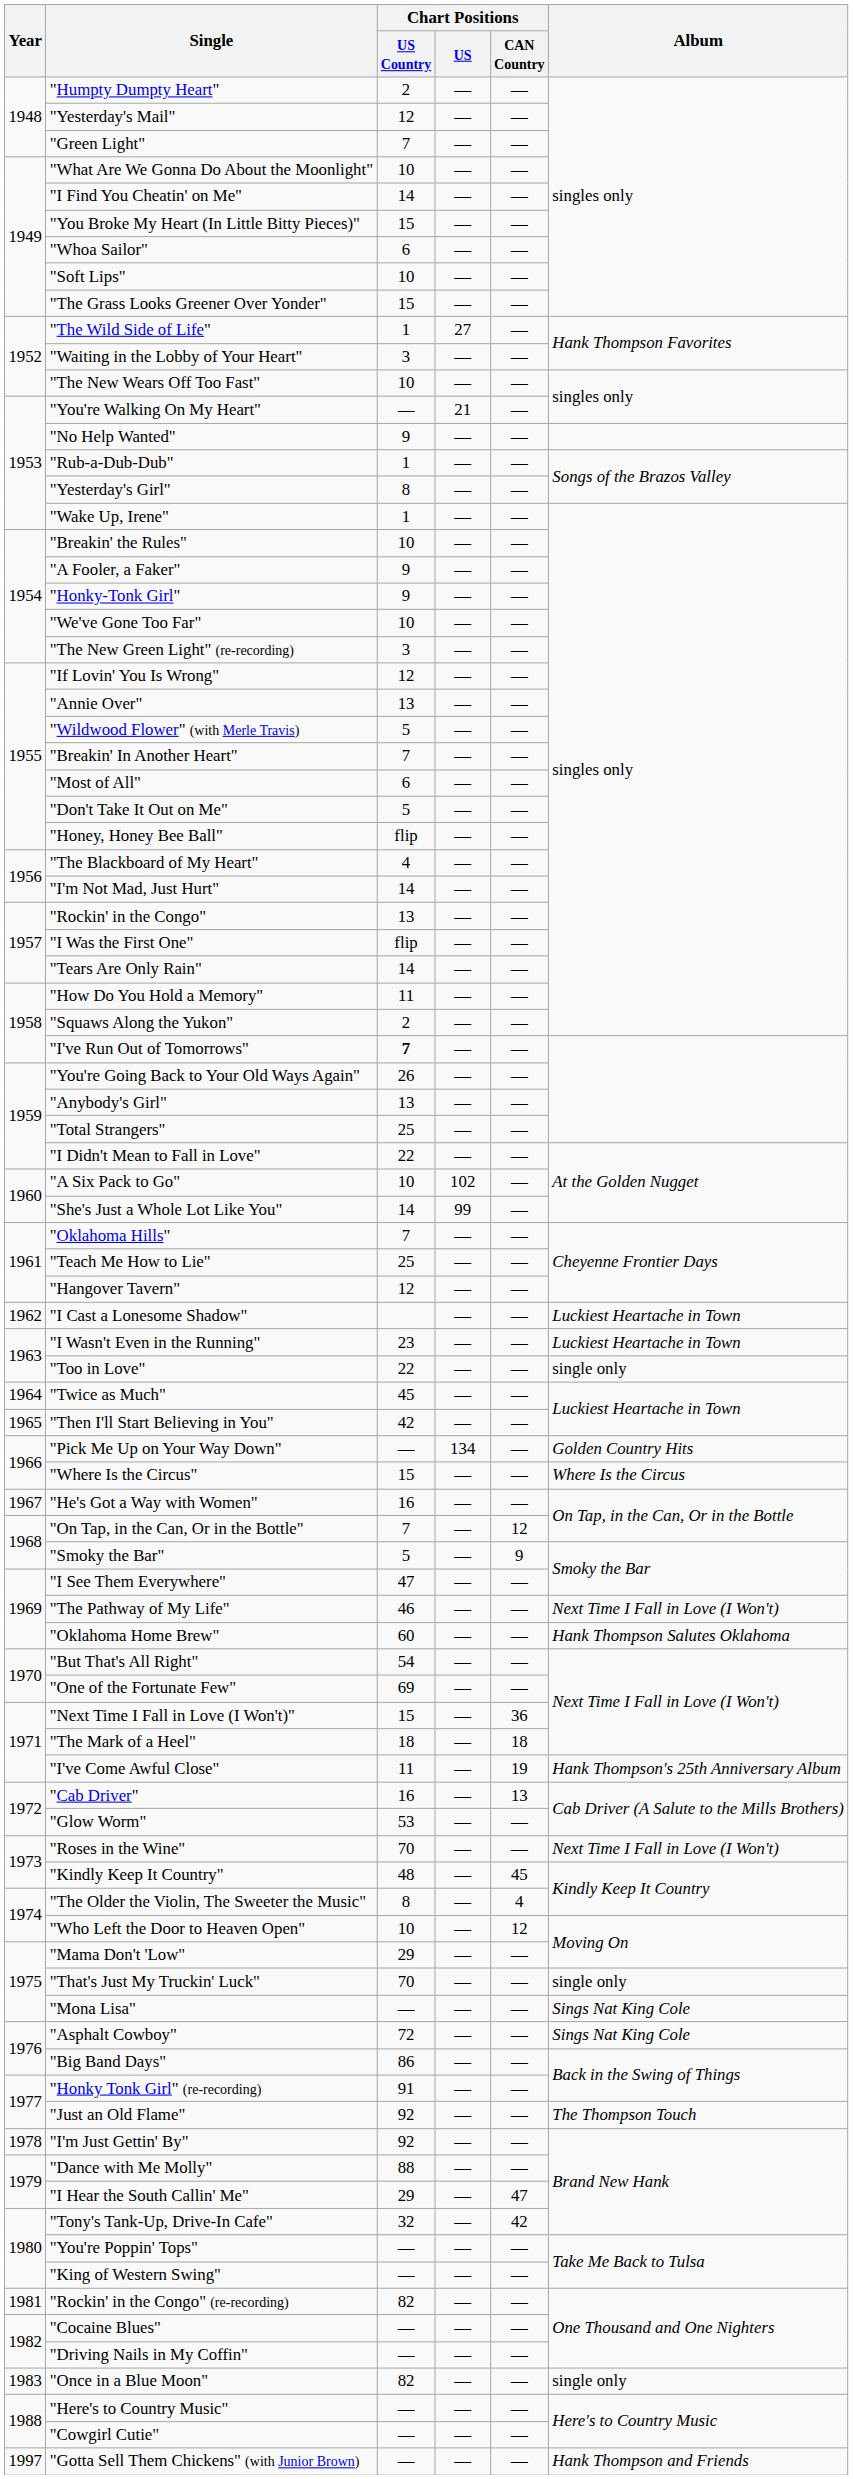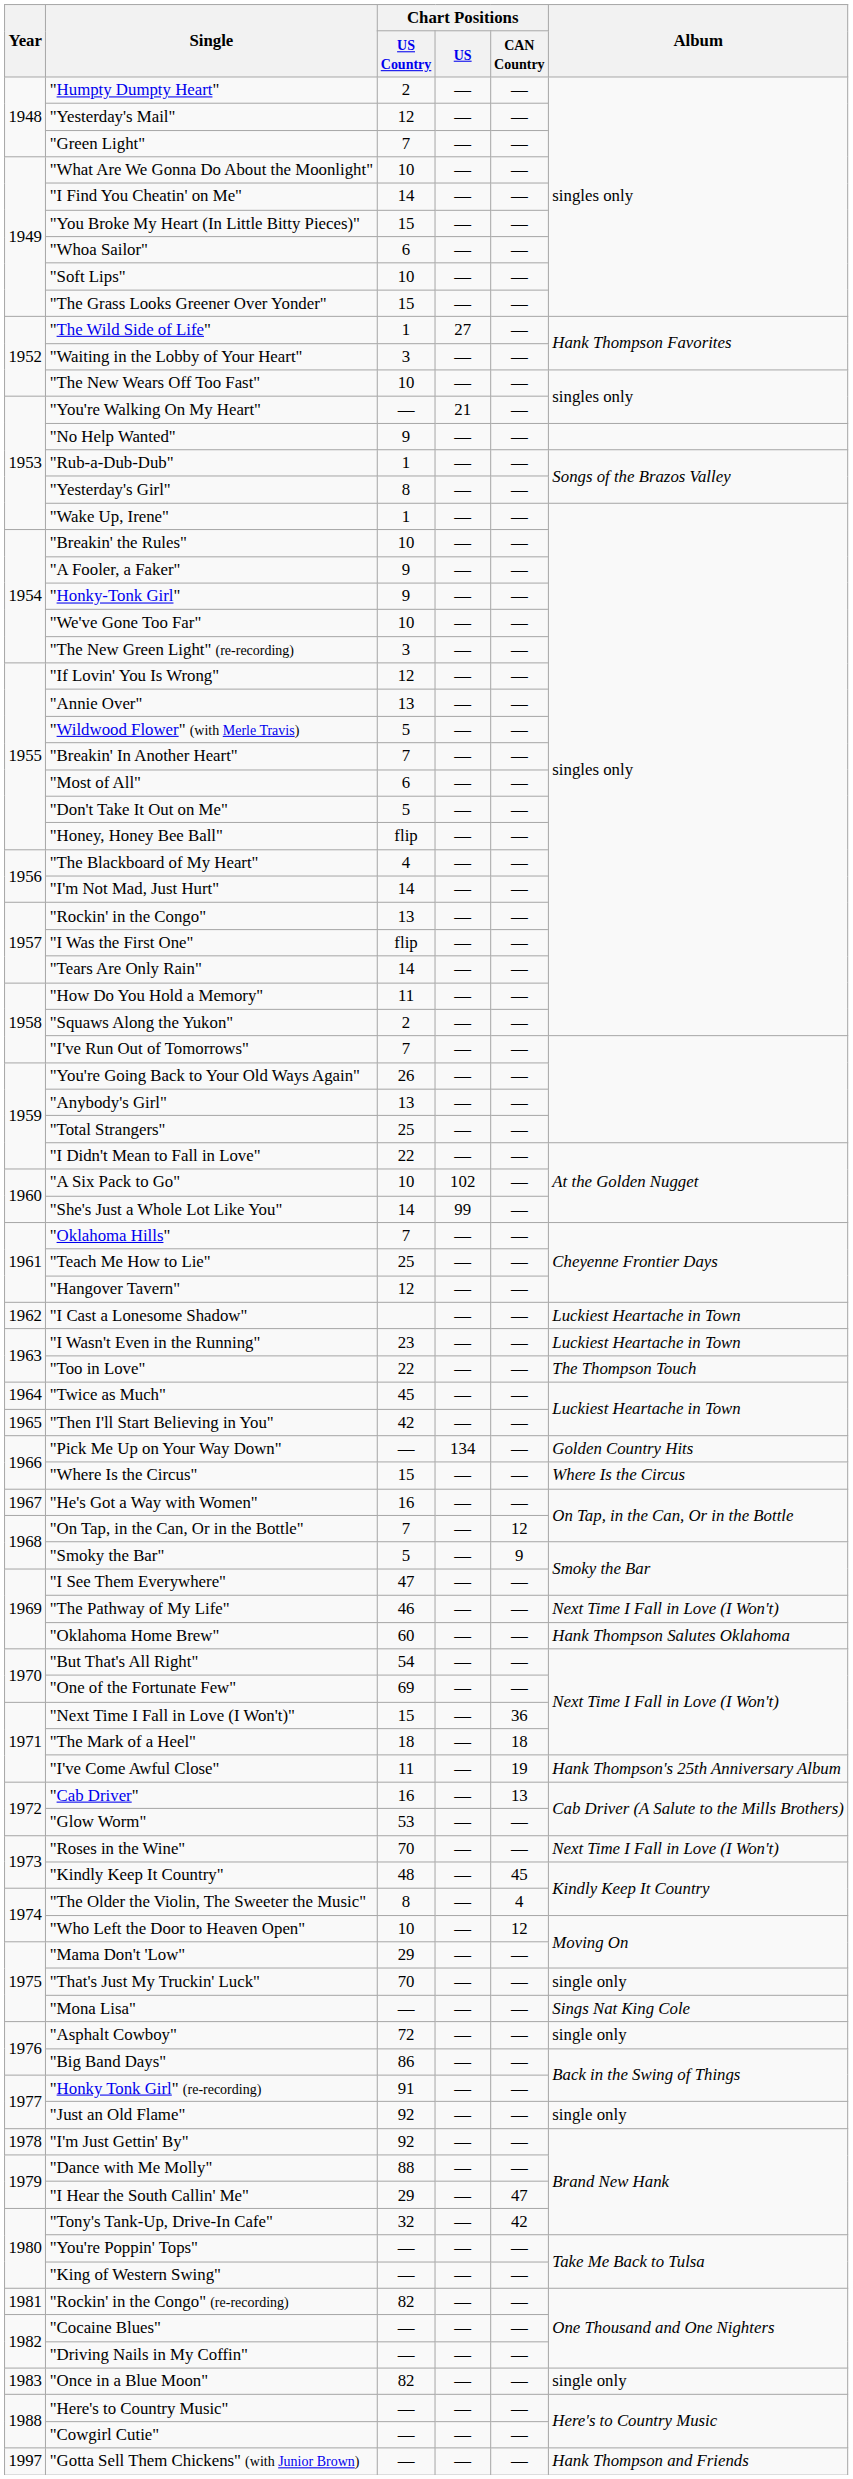(406, 1049) bold -> (406, 1049) normal
(589, 1368) single only -> (624, 1368) The Thompson Touch
(621, 2035) Sings Nat King Cole -> (589, 2035) single only
(624, 2114) The Thompson Touch -> (589, 2114) single only
